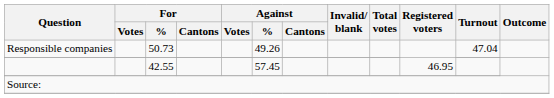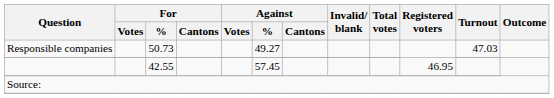(267, 48) 49.26 -> (267, 48) 49.27
(485, 48) 47.04 -> (485, 48) 47.03
